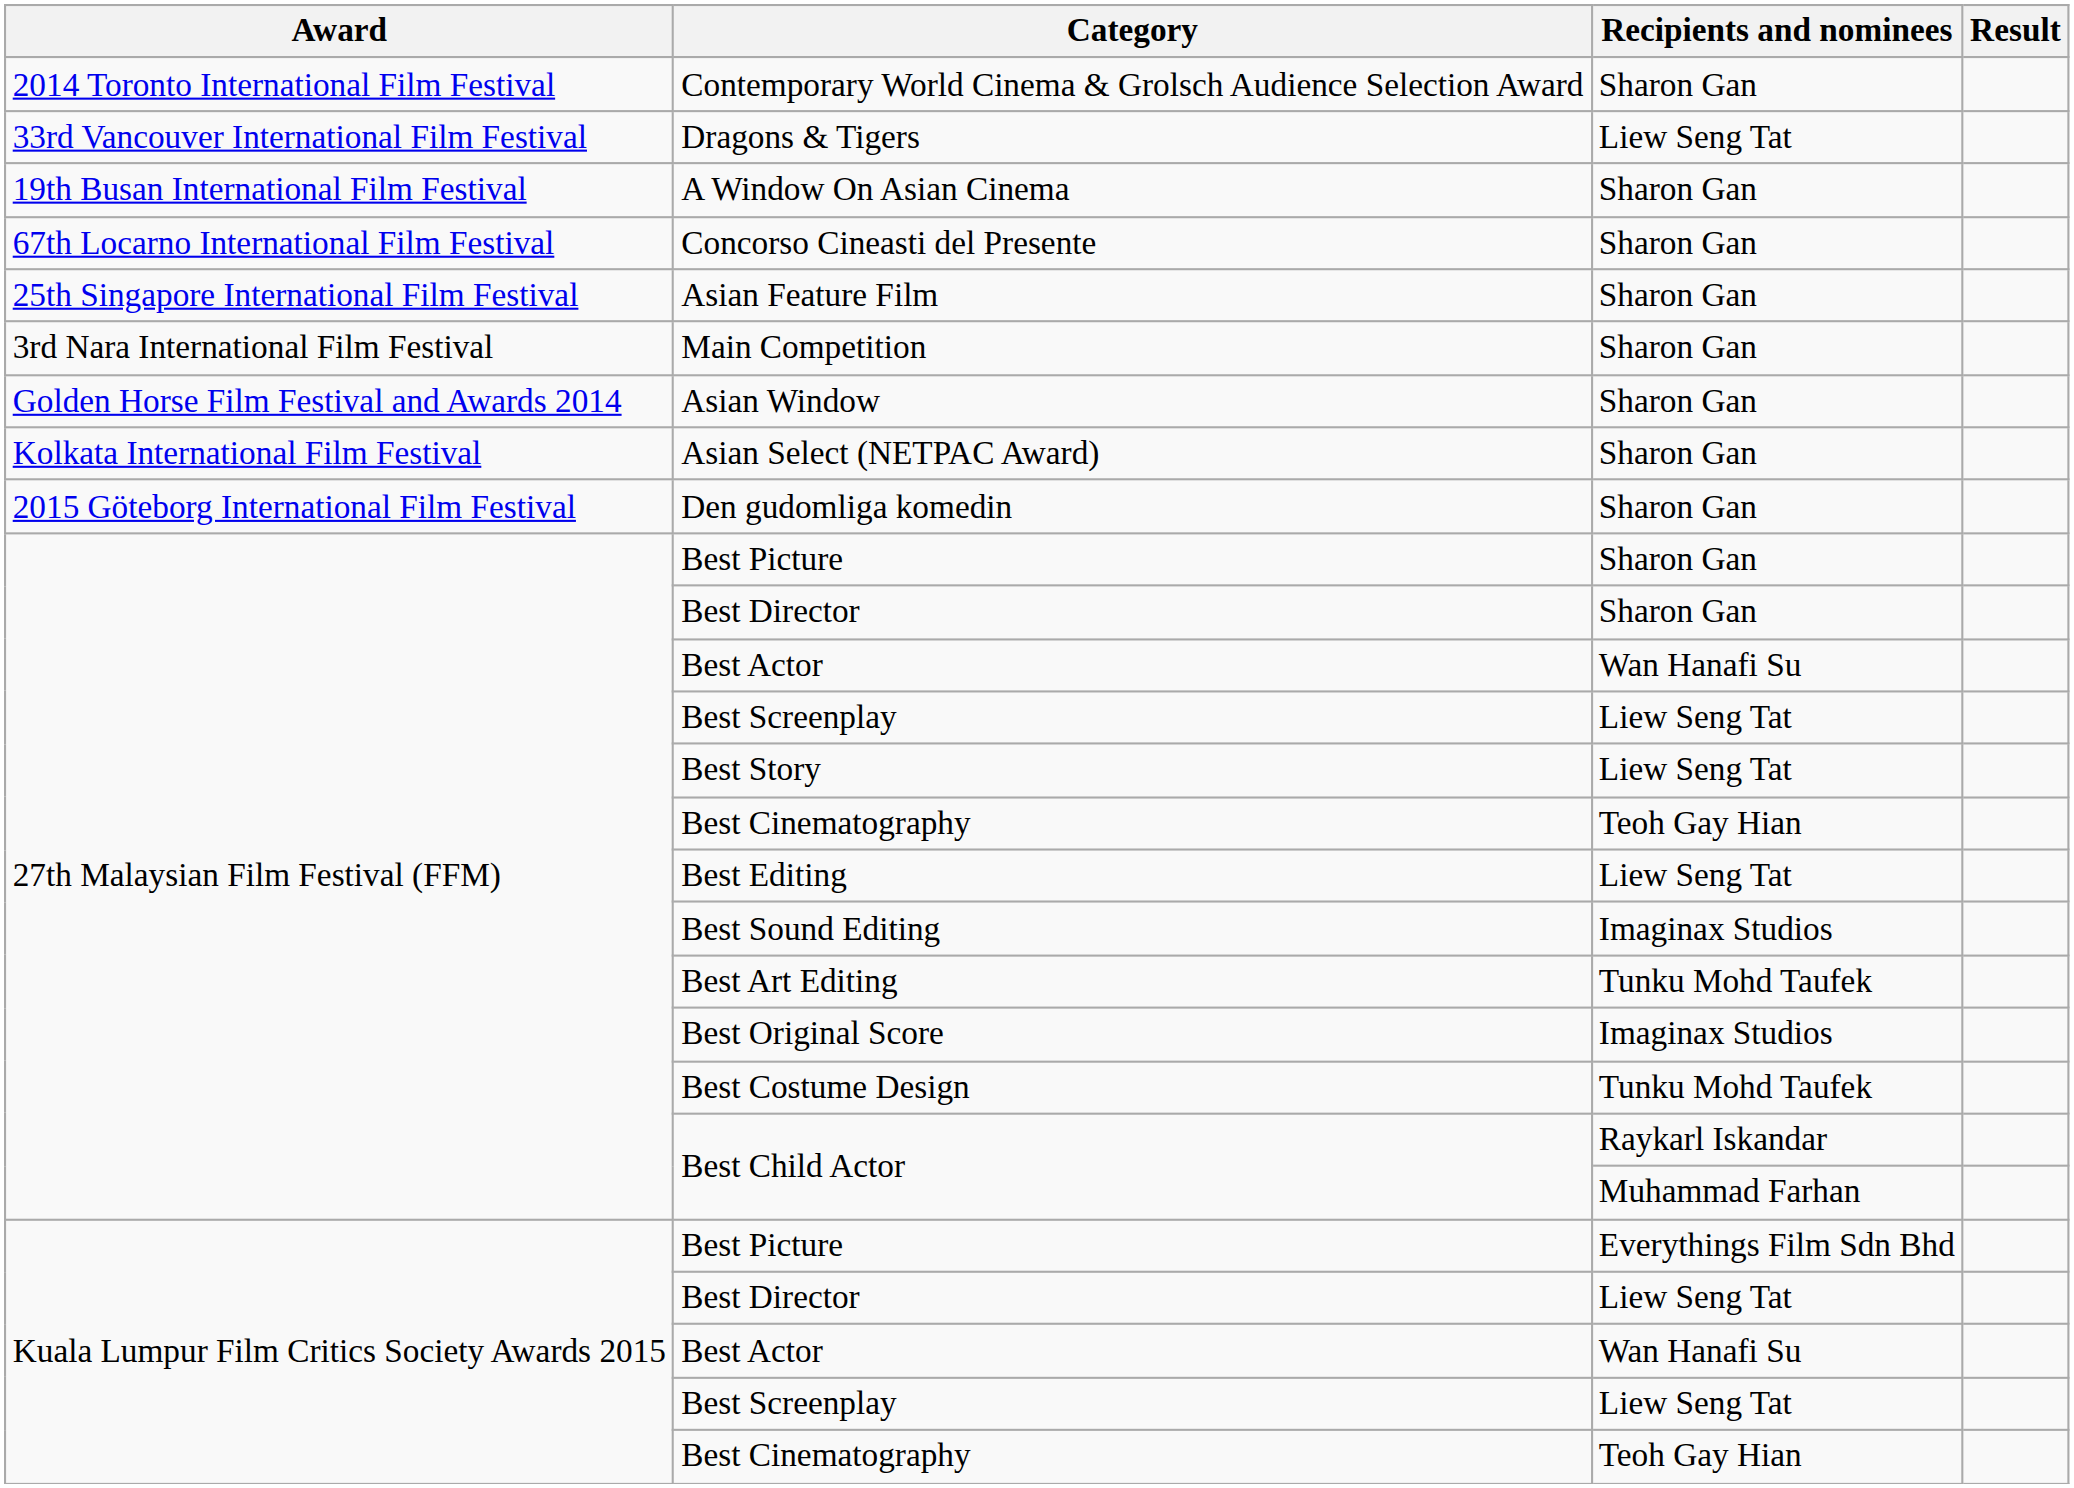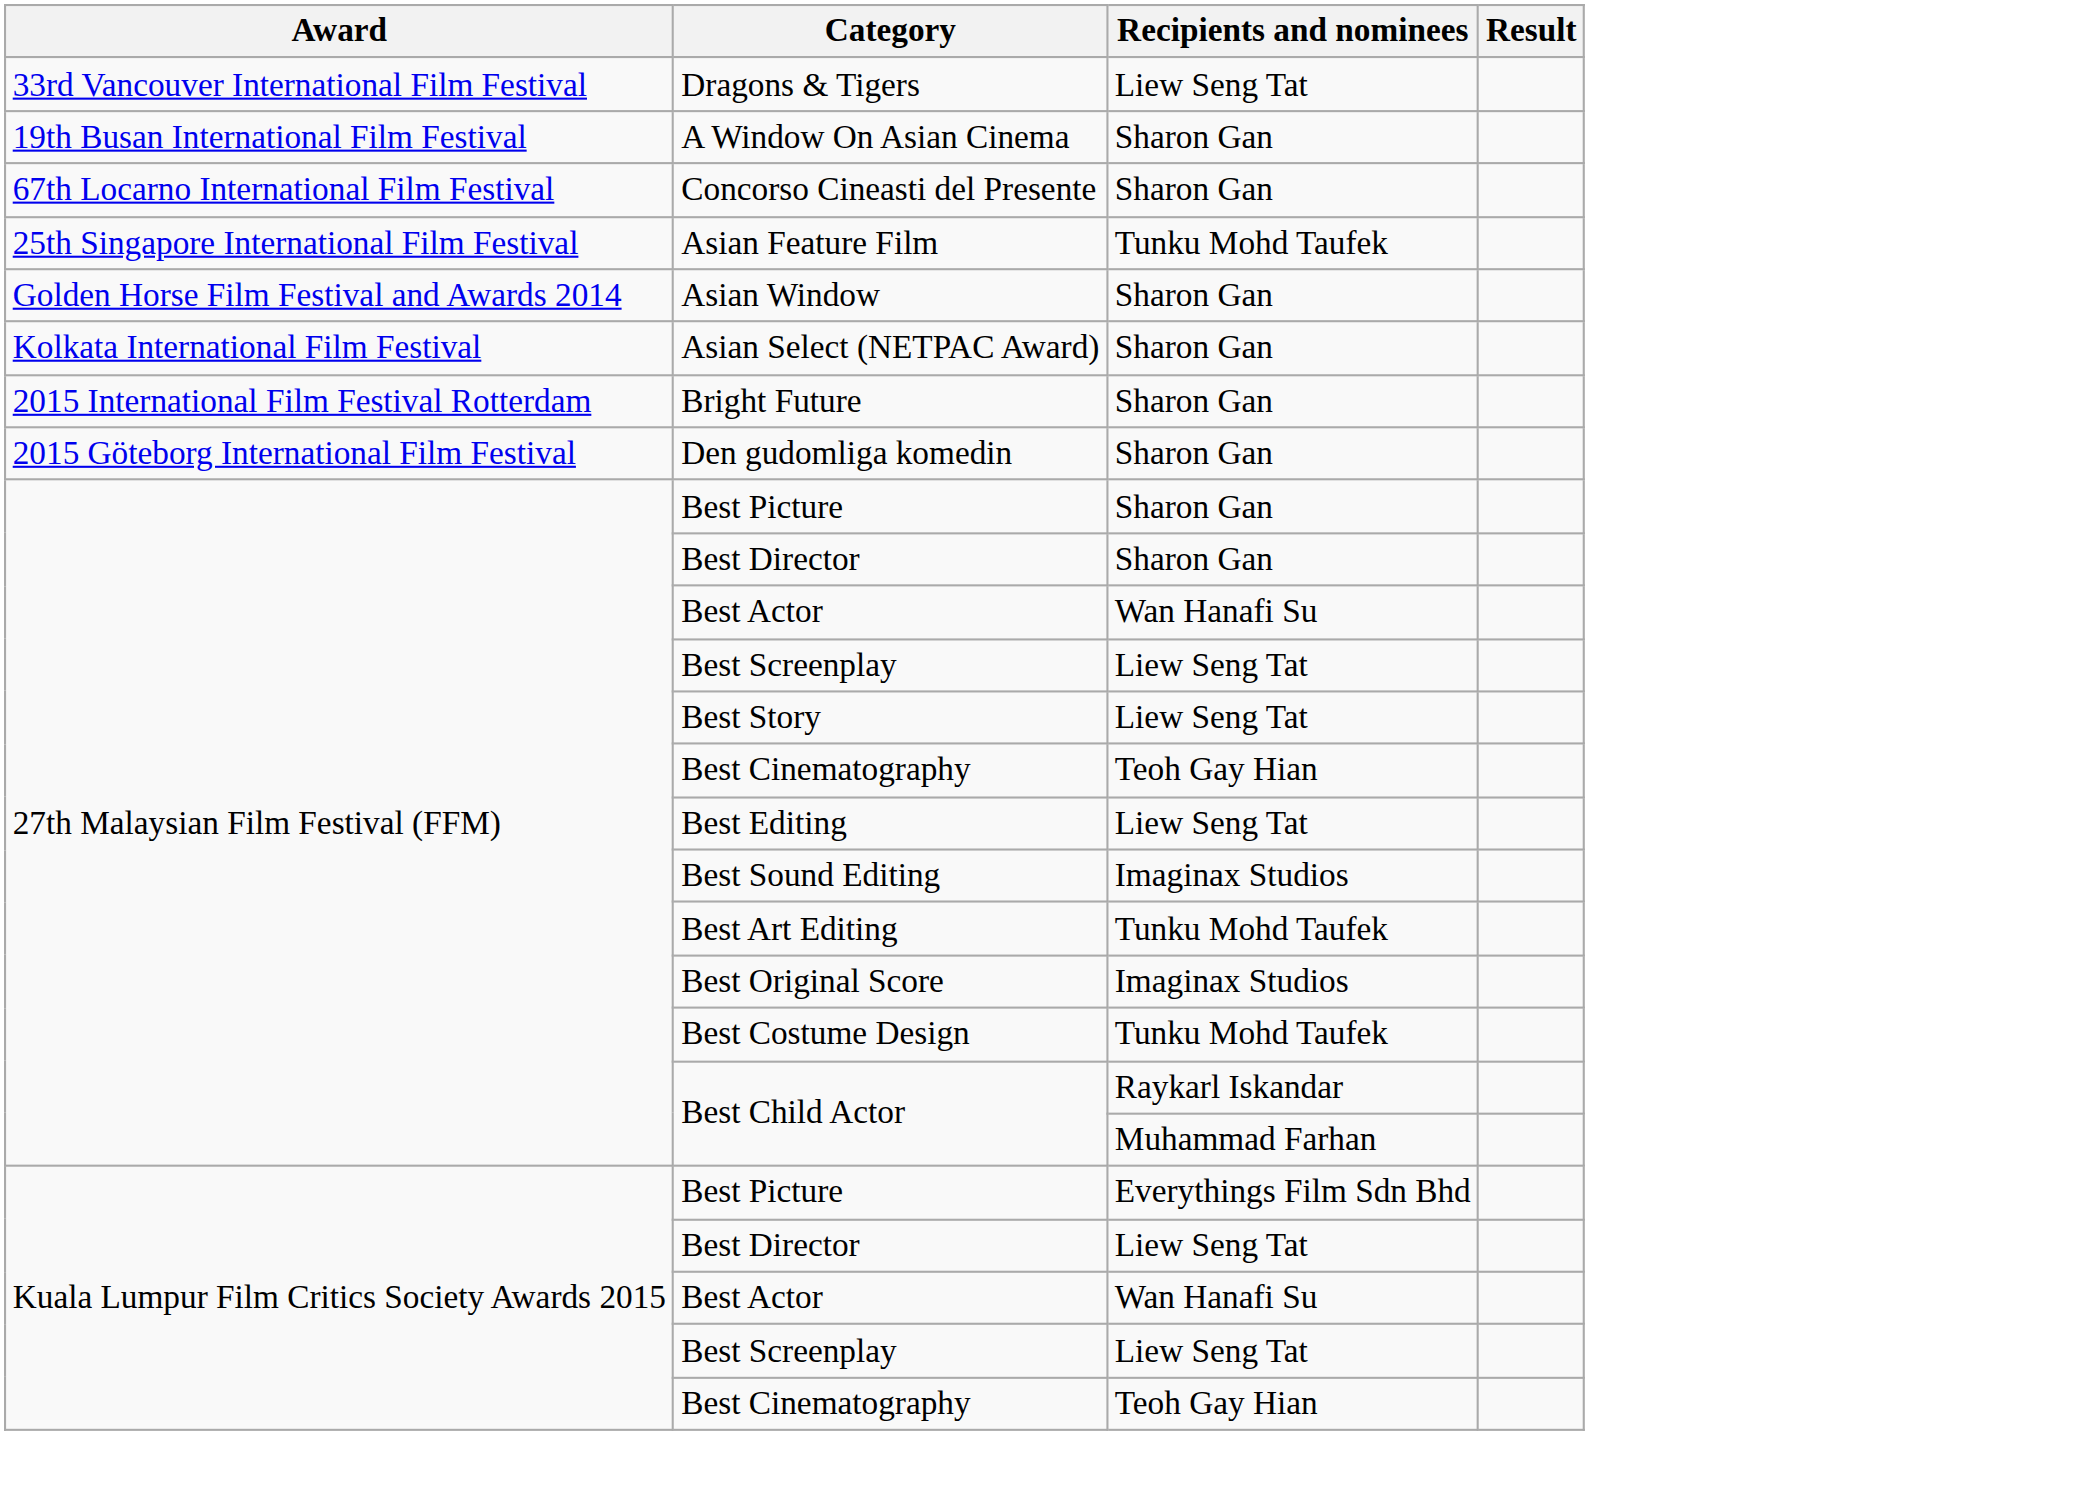- row: (284, 83)
(1678, 294) Sharon Gan -> (1251, 242) Tunku Mohd Taufek
- row: (253, 347)
+ row: (302, 400)
